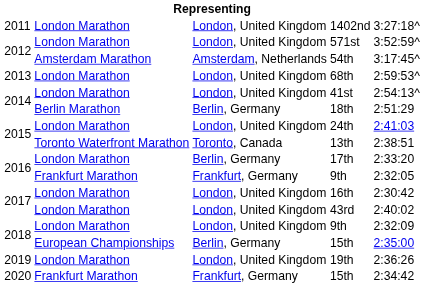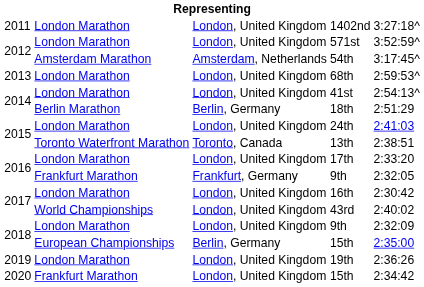(236, 159) Berlin, Germany -> (259, 159) London, United Kingdom
(82, 209) London Marathon -> (94, 209) World Championships
(245, 276) Frankfurt, Germany -> (259, 276) London, United Kingdom
